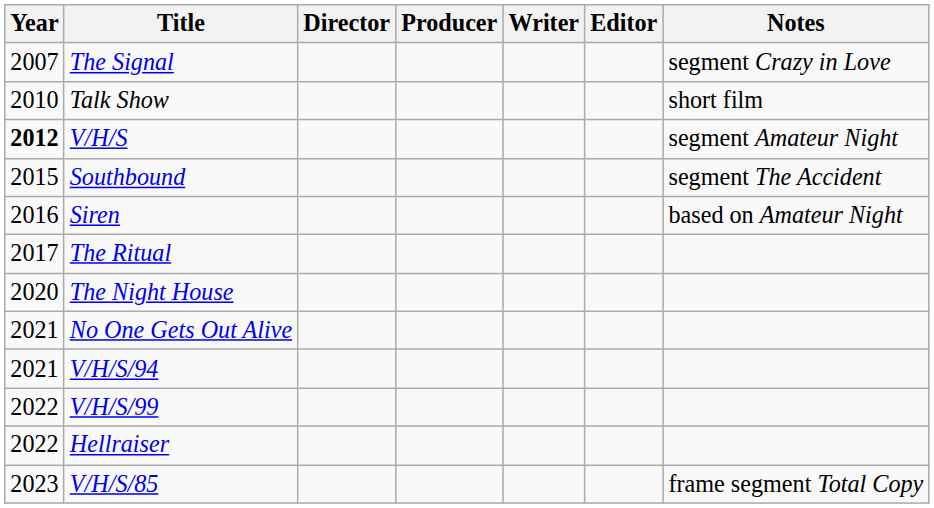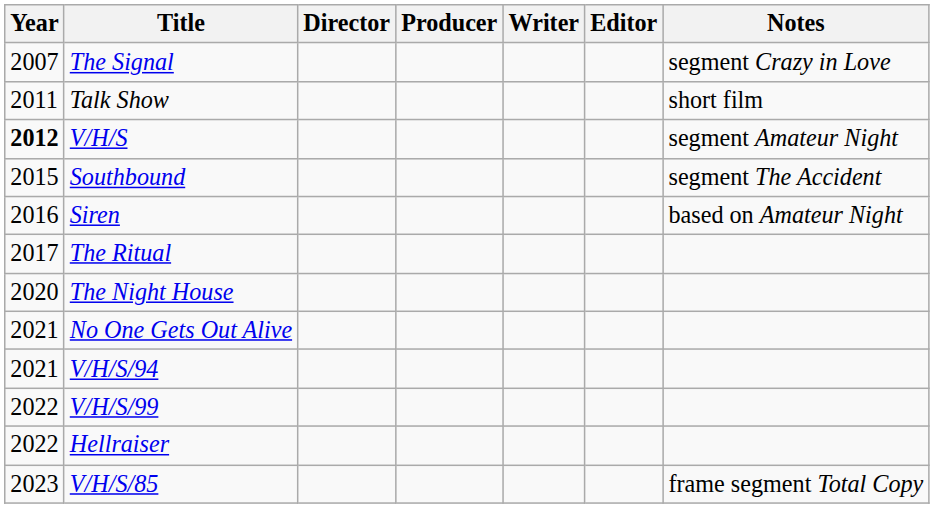(34, 100) 2010 -> (34, 100) 2011
